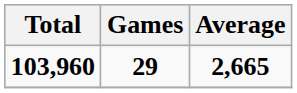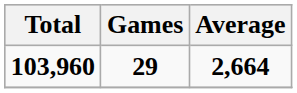(240, 66) 2,665 -> (240, 66) 2,664
